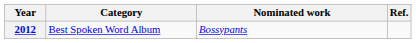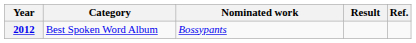+ column: (365, 13)
